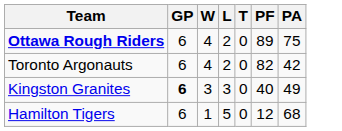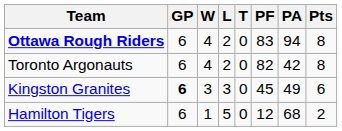+ column: (321, 16)
(265, 41) 89 -> (265, 41) 83
(292, 41) 75 -> (292, 41) 94
(265, 89) 40 -> (265, 89) 45
